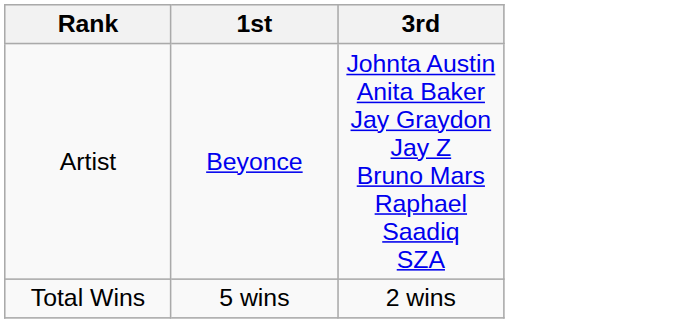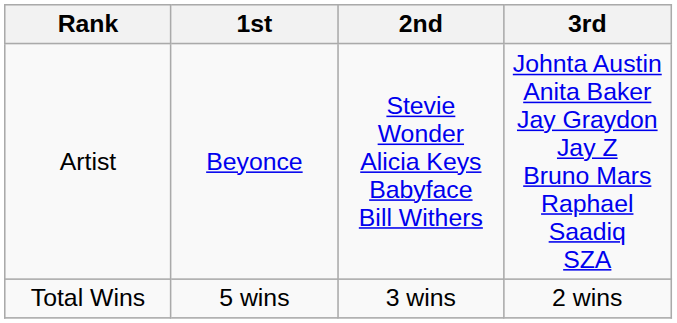+ column: (421, 24)
